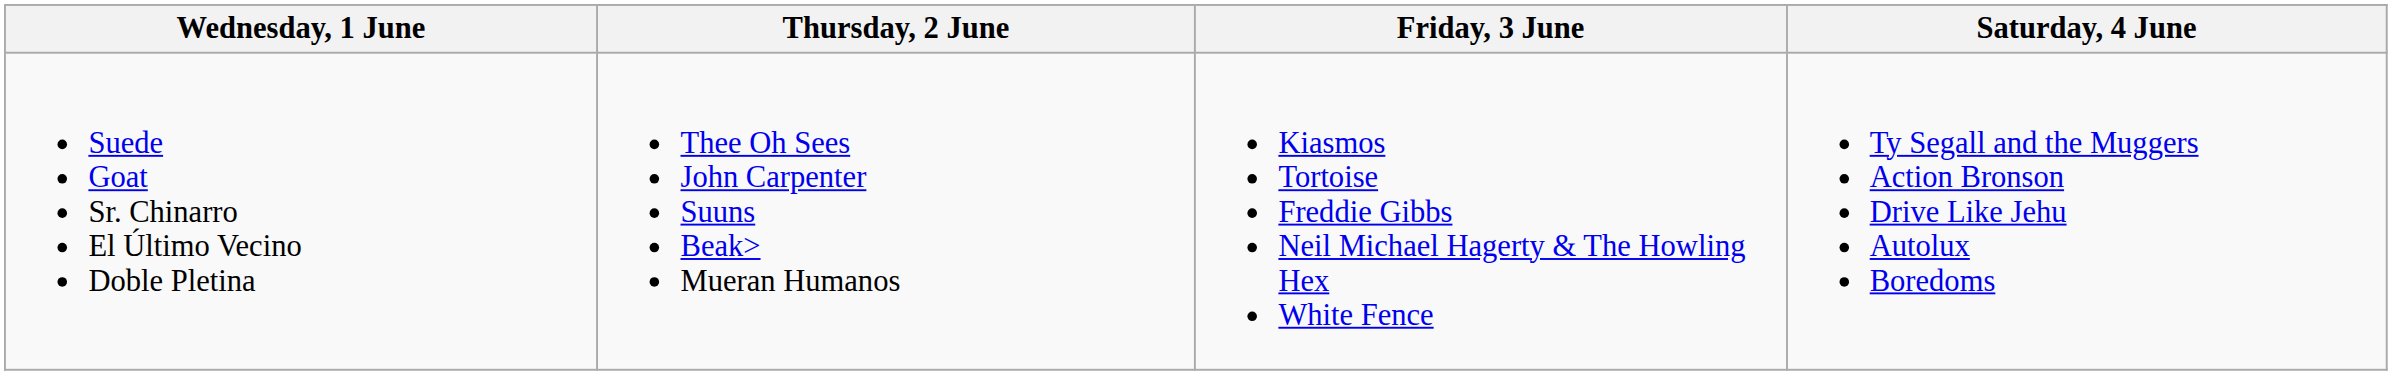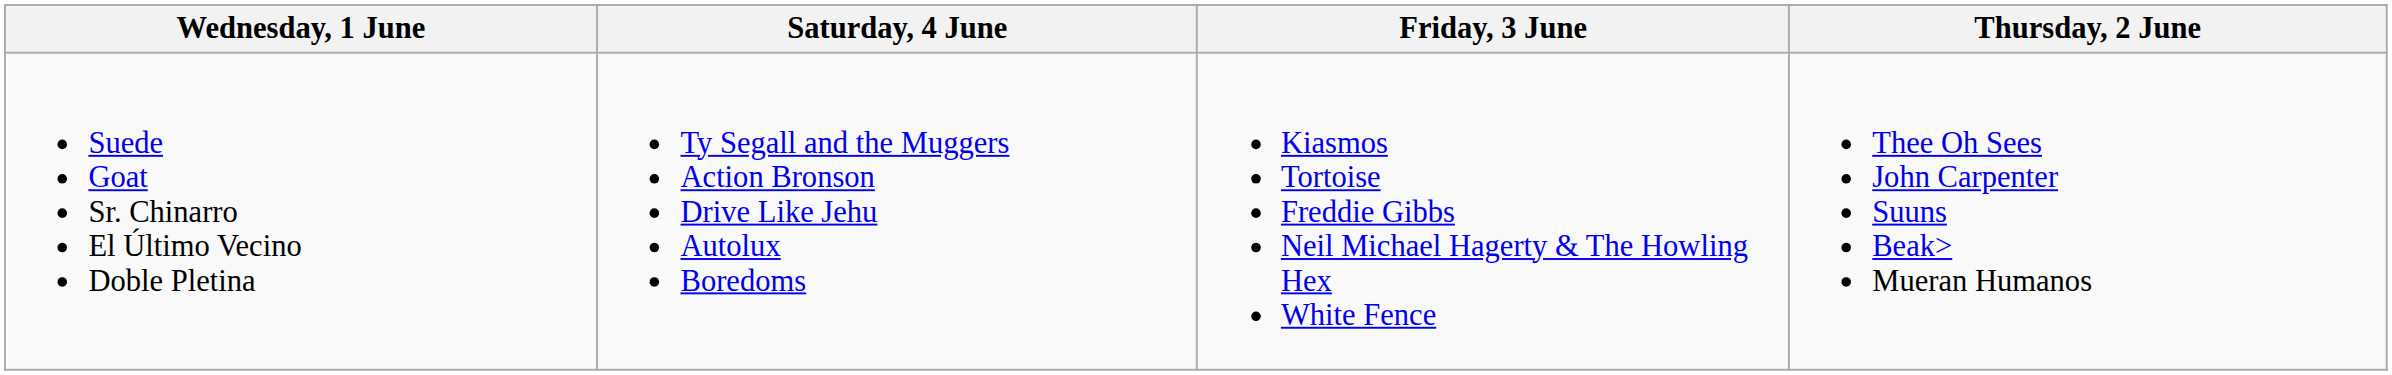columns swapped: (896, 28) <-> (2086, 28)
